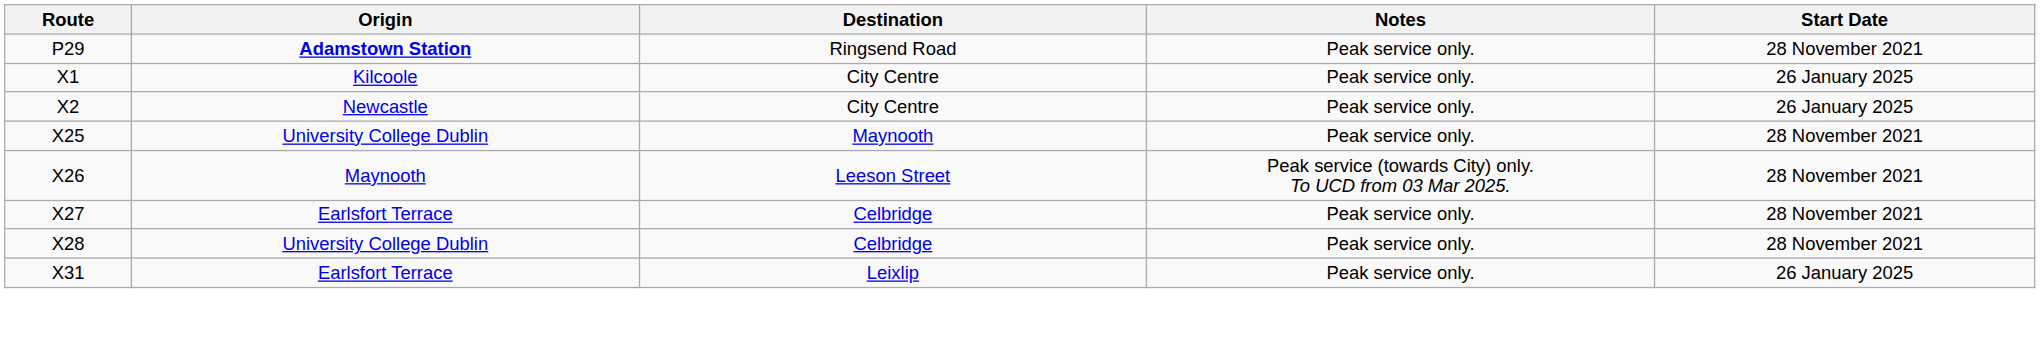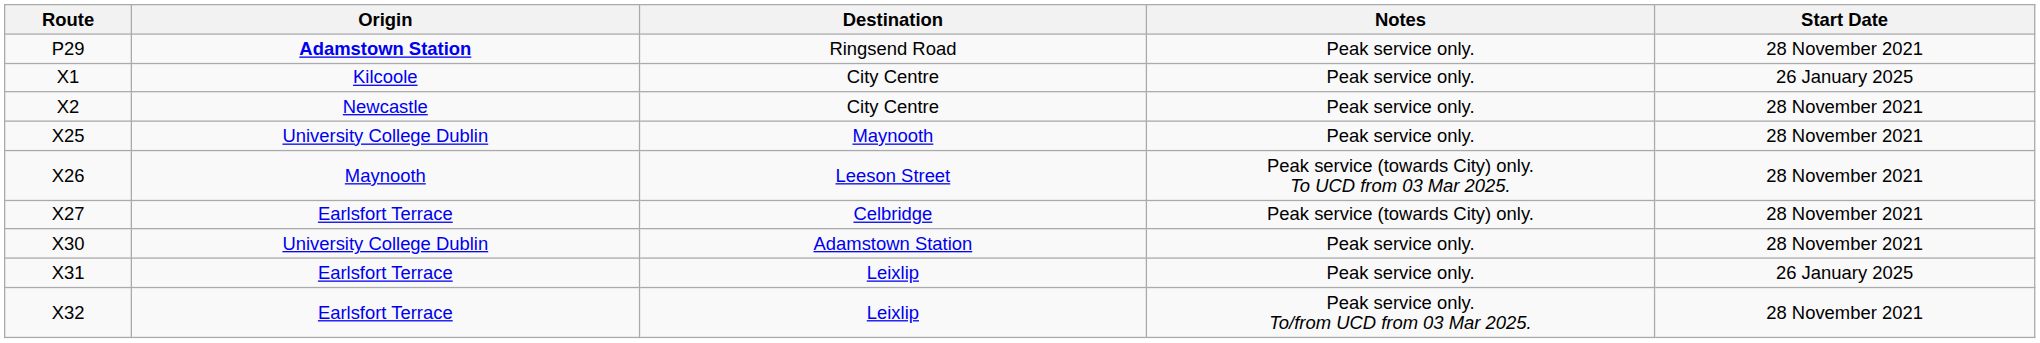(1845, 107) 26 January 2025 -> (1845, 107) 28 November 2021
(1400, 215) Peak service only. -> (1400, 215) Peak service (towards City) only.
- row: (68, 244)
+ row: (68, 244)
+ row: (68, 312)
